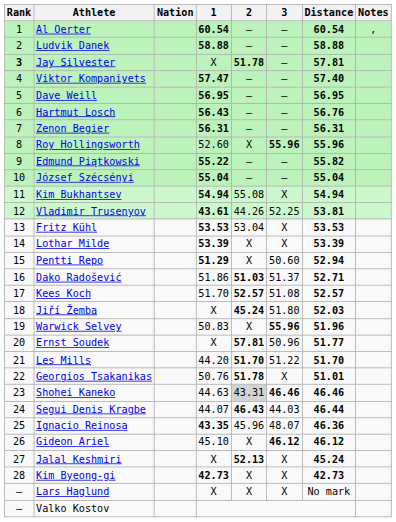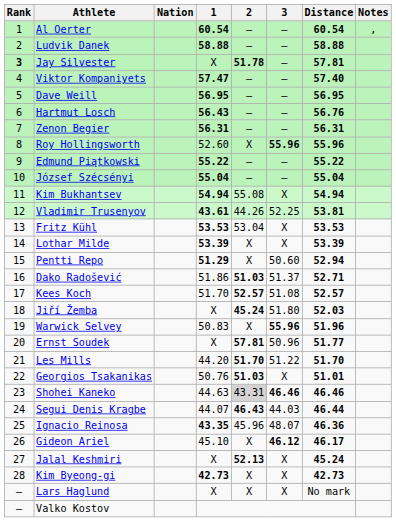(329, 161) 55.82 -> (329, 161) 55.22
(249, 376) 51.78 -> (249, 376) 51.03
(329, 442) 46.12 -> (329, 442) 46.17
